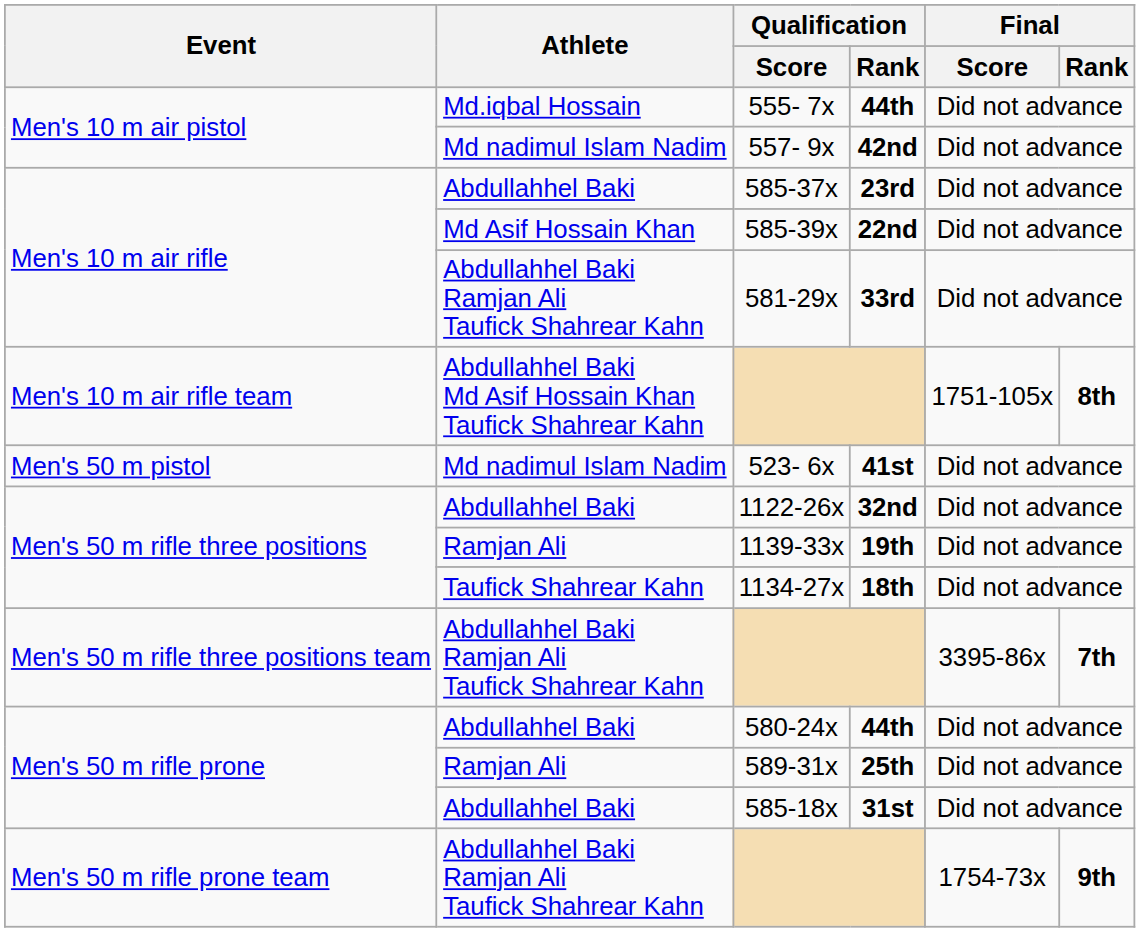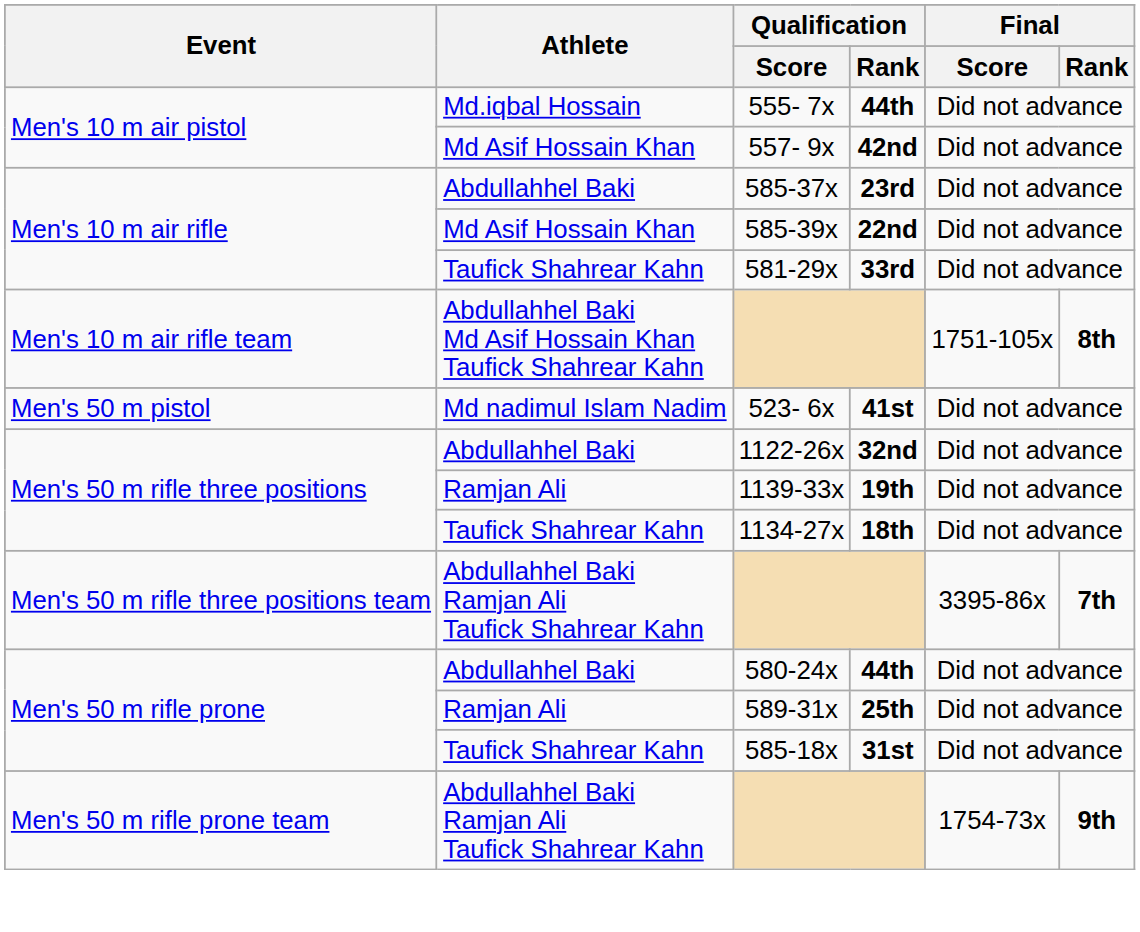(585, 148) Md nadimul Islam Nadim -> (569, 148) Md Asif Hossain Khan
(573, 299) Abdullahhel Baki Ramjan Ali Taufick Shahrear Kahn -> (573, 270) Taufick Shahrear Kahn
(539, 808) Abdullahhel Baki -> (573, 751) Taufick Shahrear Kahn
